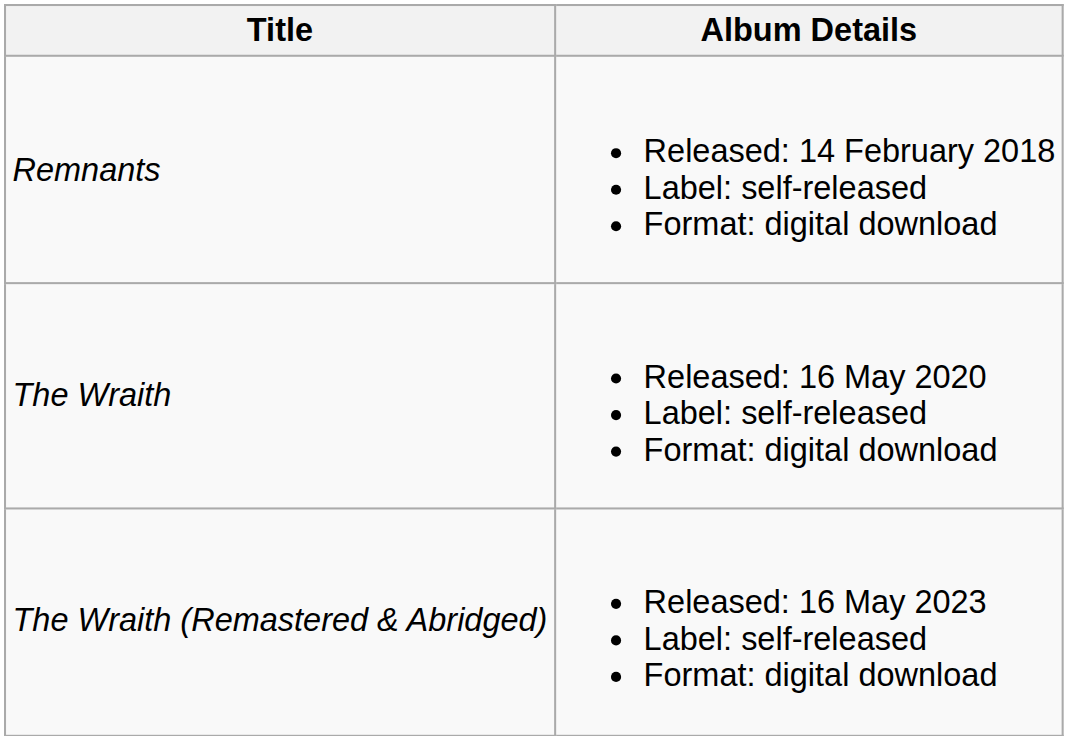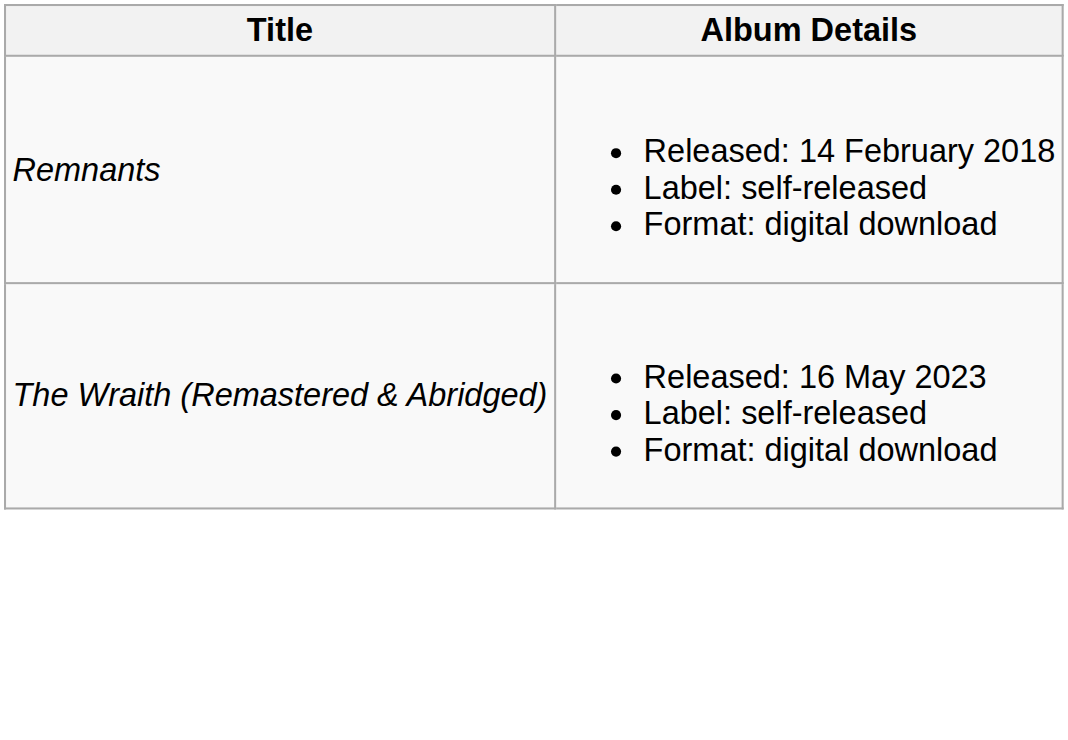- row: (92, 395)
